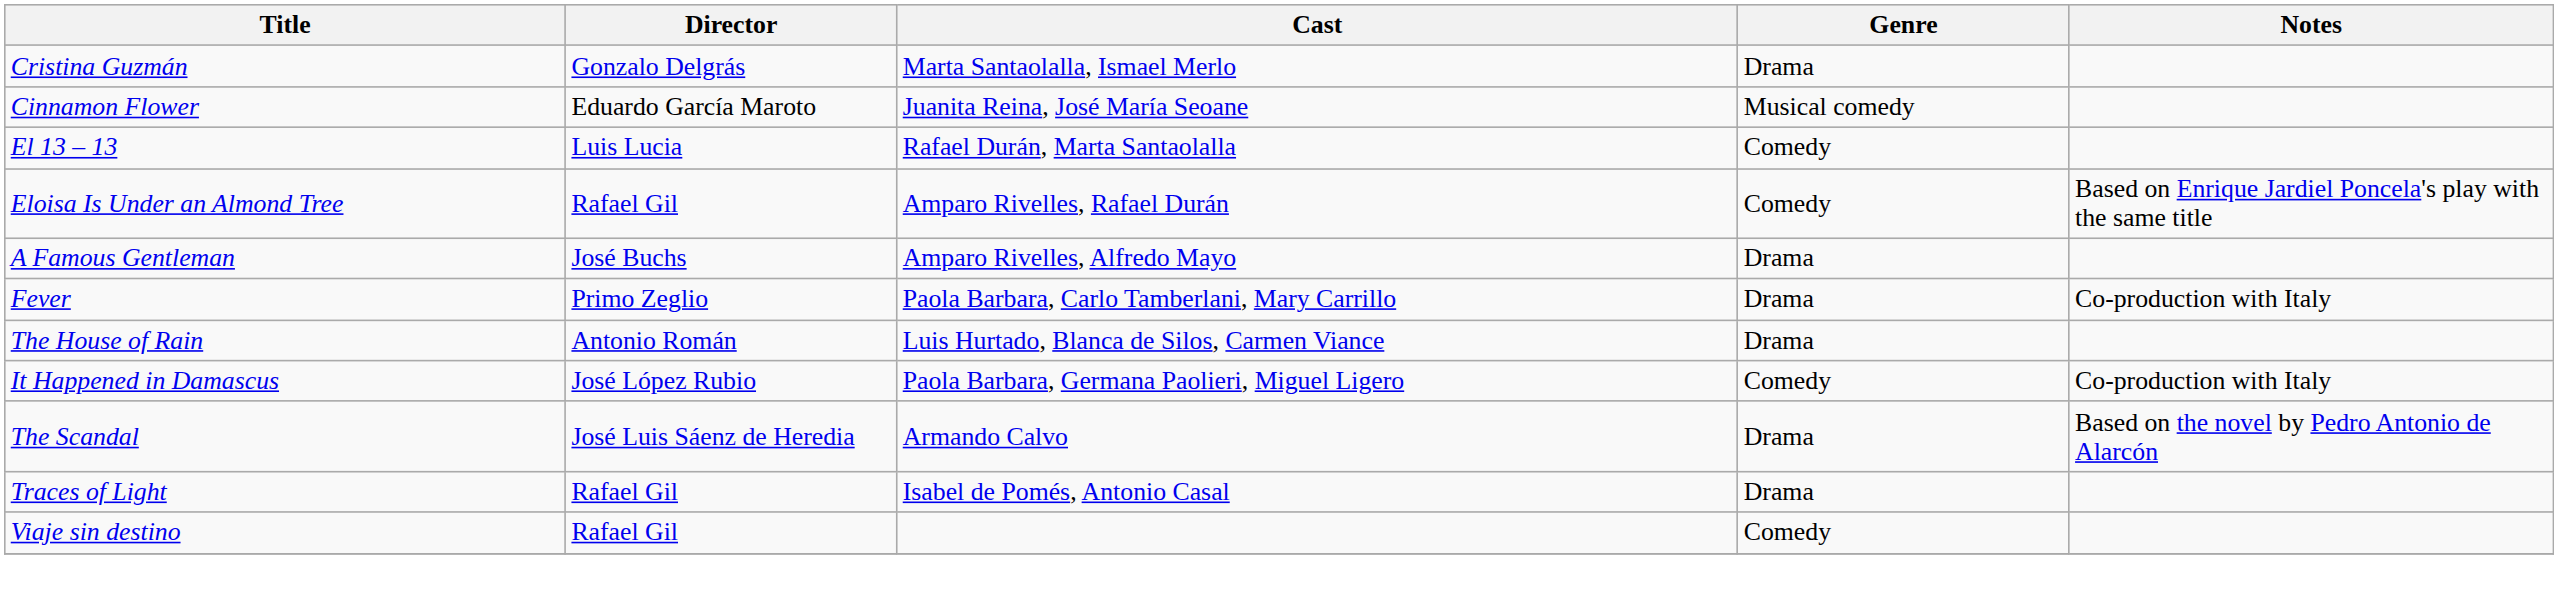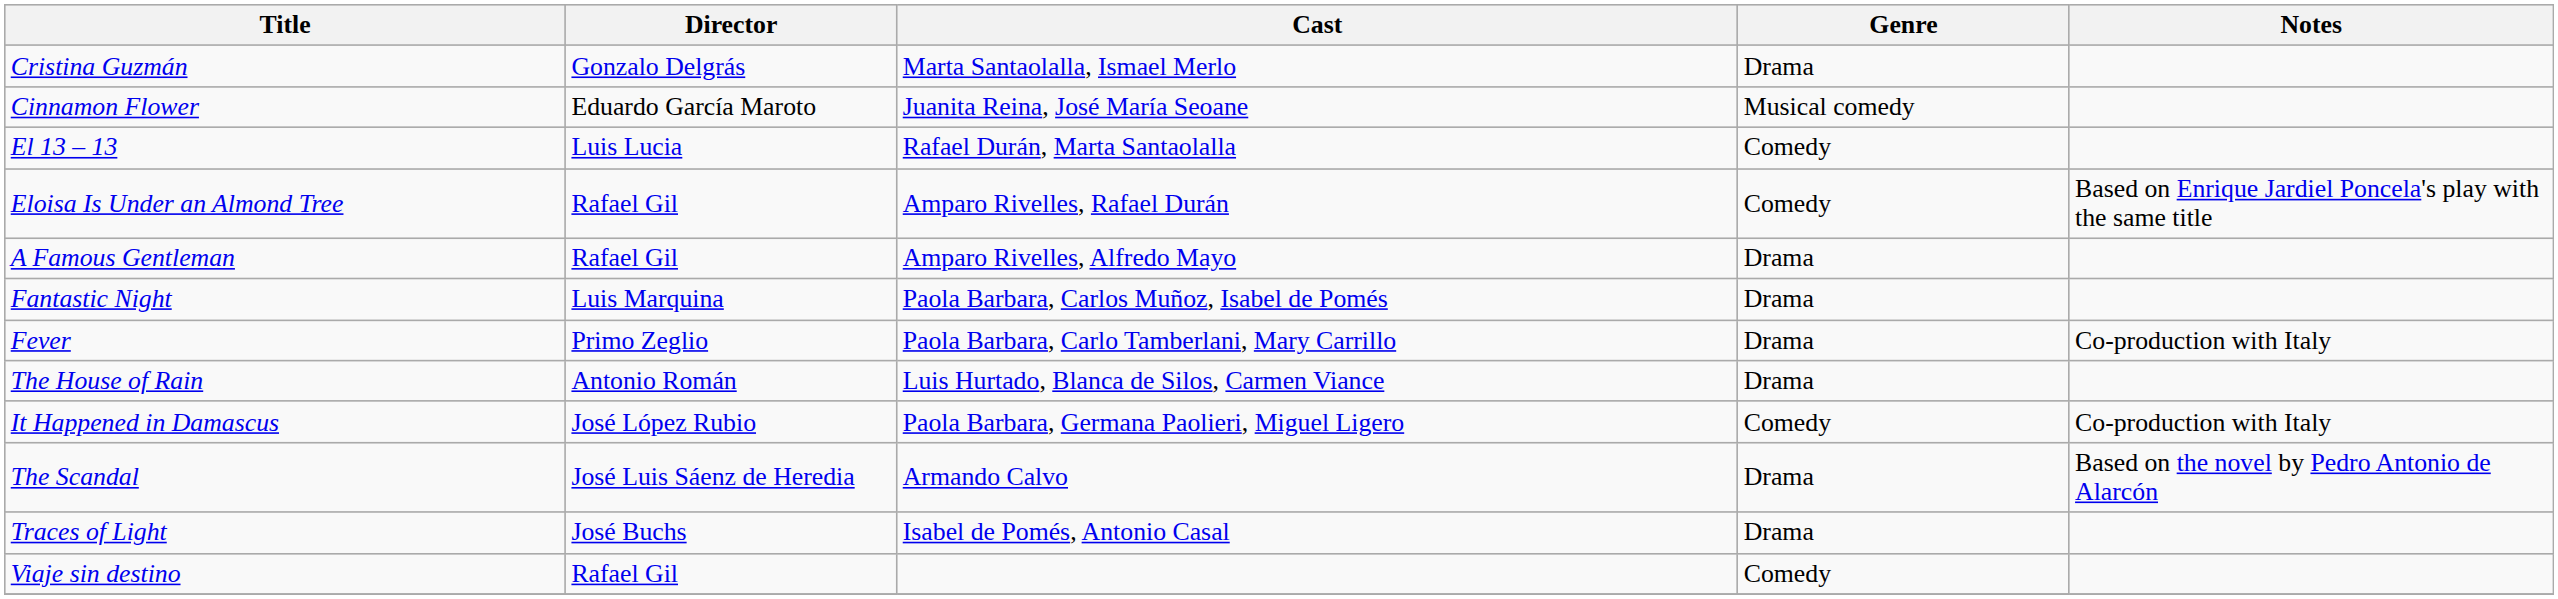(629, 258) José Buchs -> (625, 258) Rafael Gil
+ row: (91, 299)
(625, 491) Rafael Gil -> (629, 532) José Buchs
